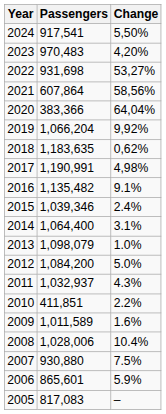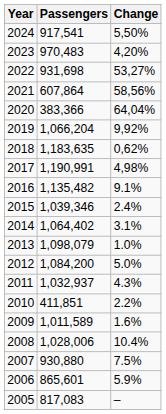(67, 226) 1,064,400 -> (67, 226) 1,064,402
